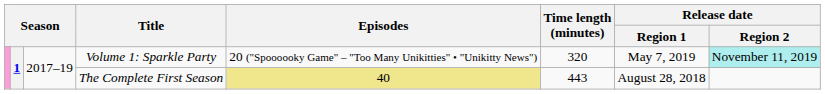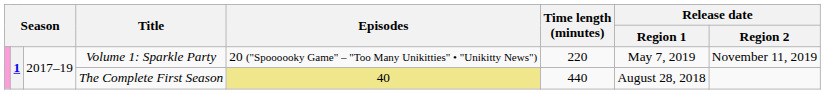(577, 57) 320 -> (577, 57) 220
(765, 57) paleturquoise background -> (765, 57) no background
(577, 78) 443 -> (577, 78) 440
